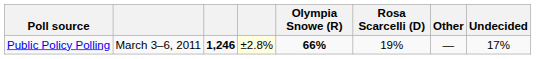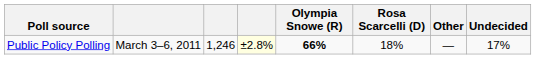(221, 44) bold -> (221, 44) normal
(392, 44) 19% -> (392, 44) 18%
